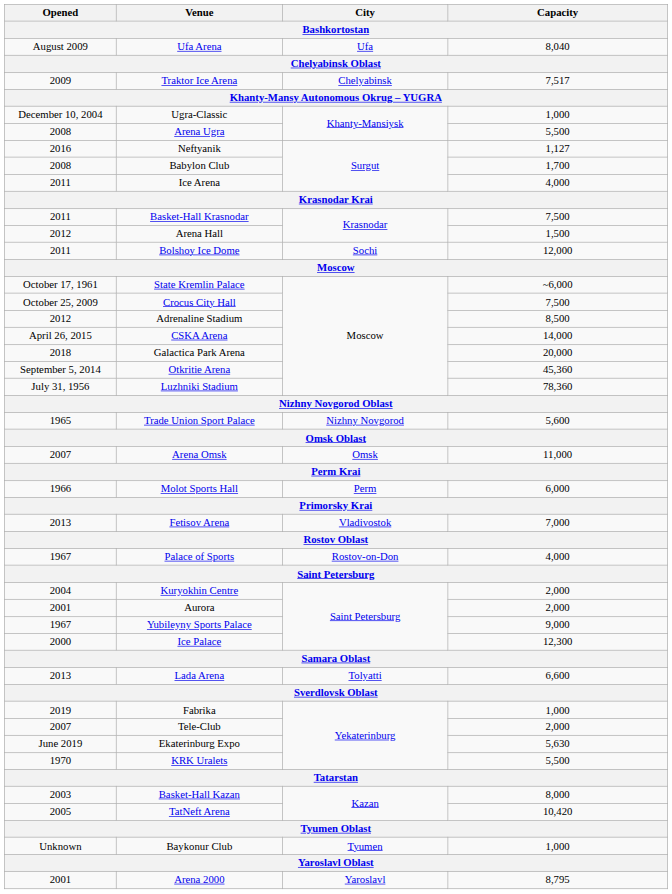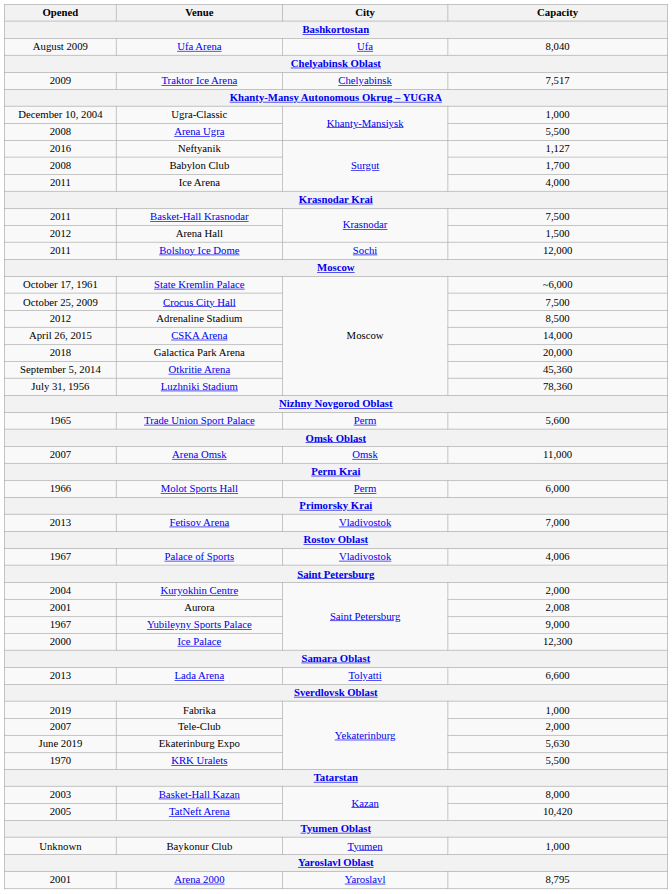(365, 421) Nizhny Novgorod -> (365, 421) Perm
(365, 557) Rostov-on-Don -> (365, 557) Vladivostok
(558, 557) 4,000 -> (558, 557) 4,006
(558, 608) 2,000 -> (558, 608) 2,008
